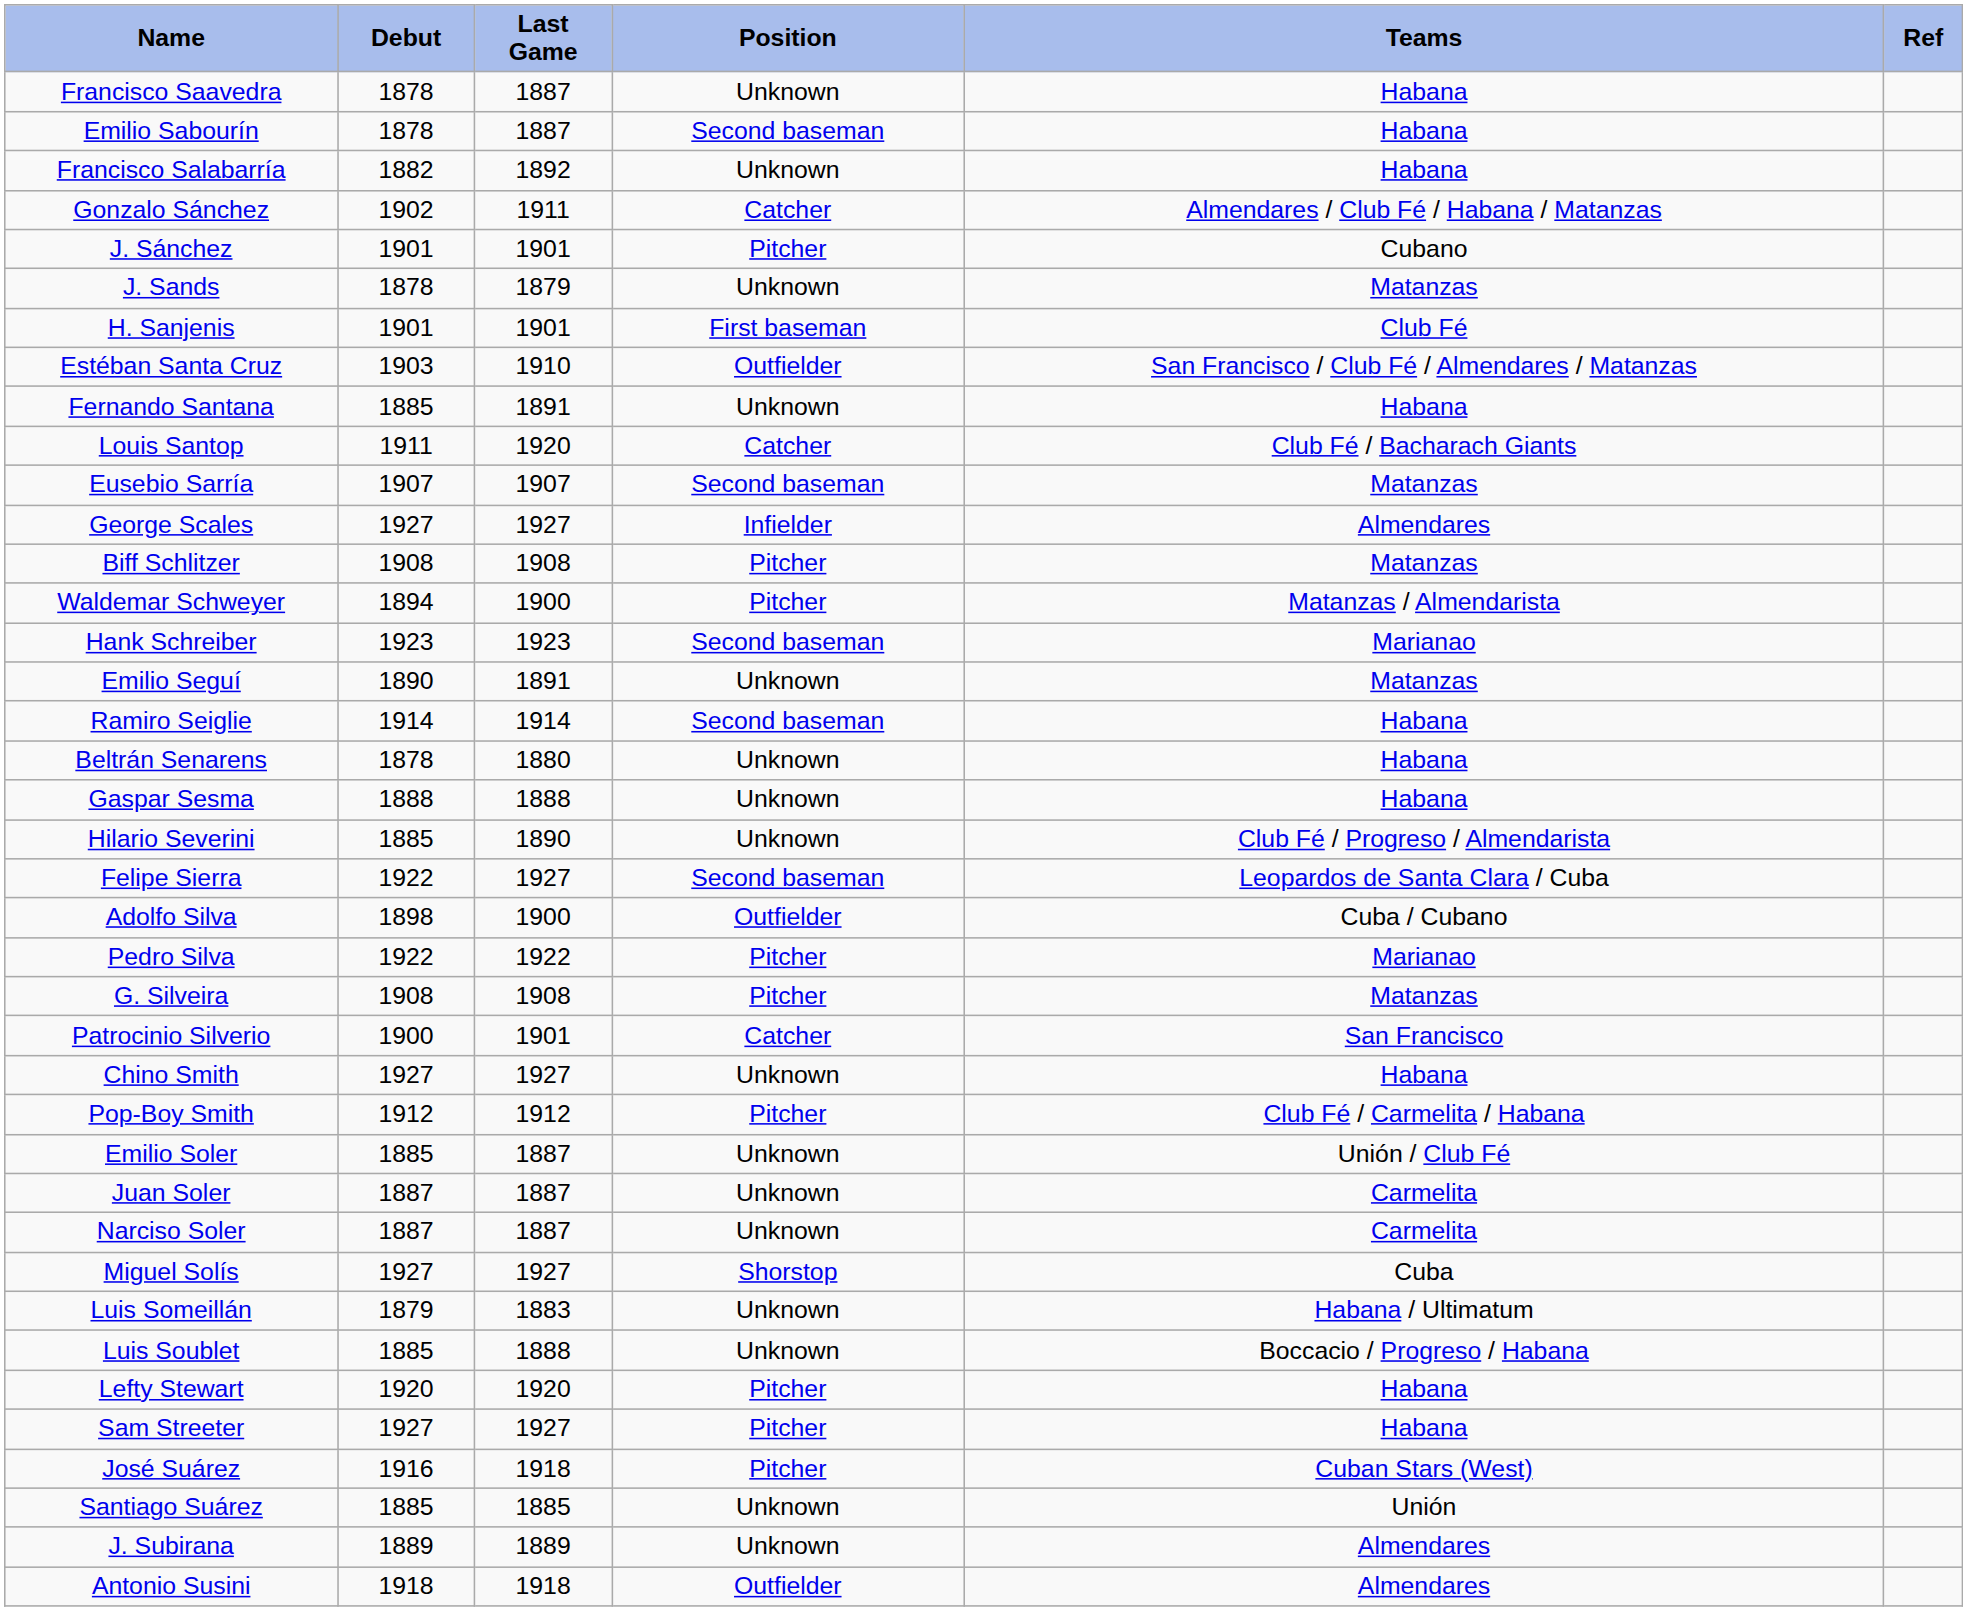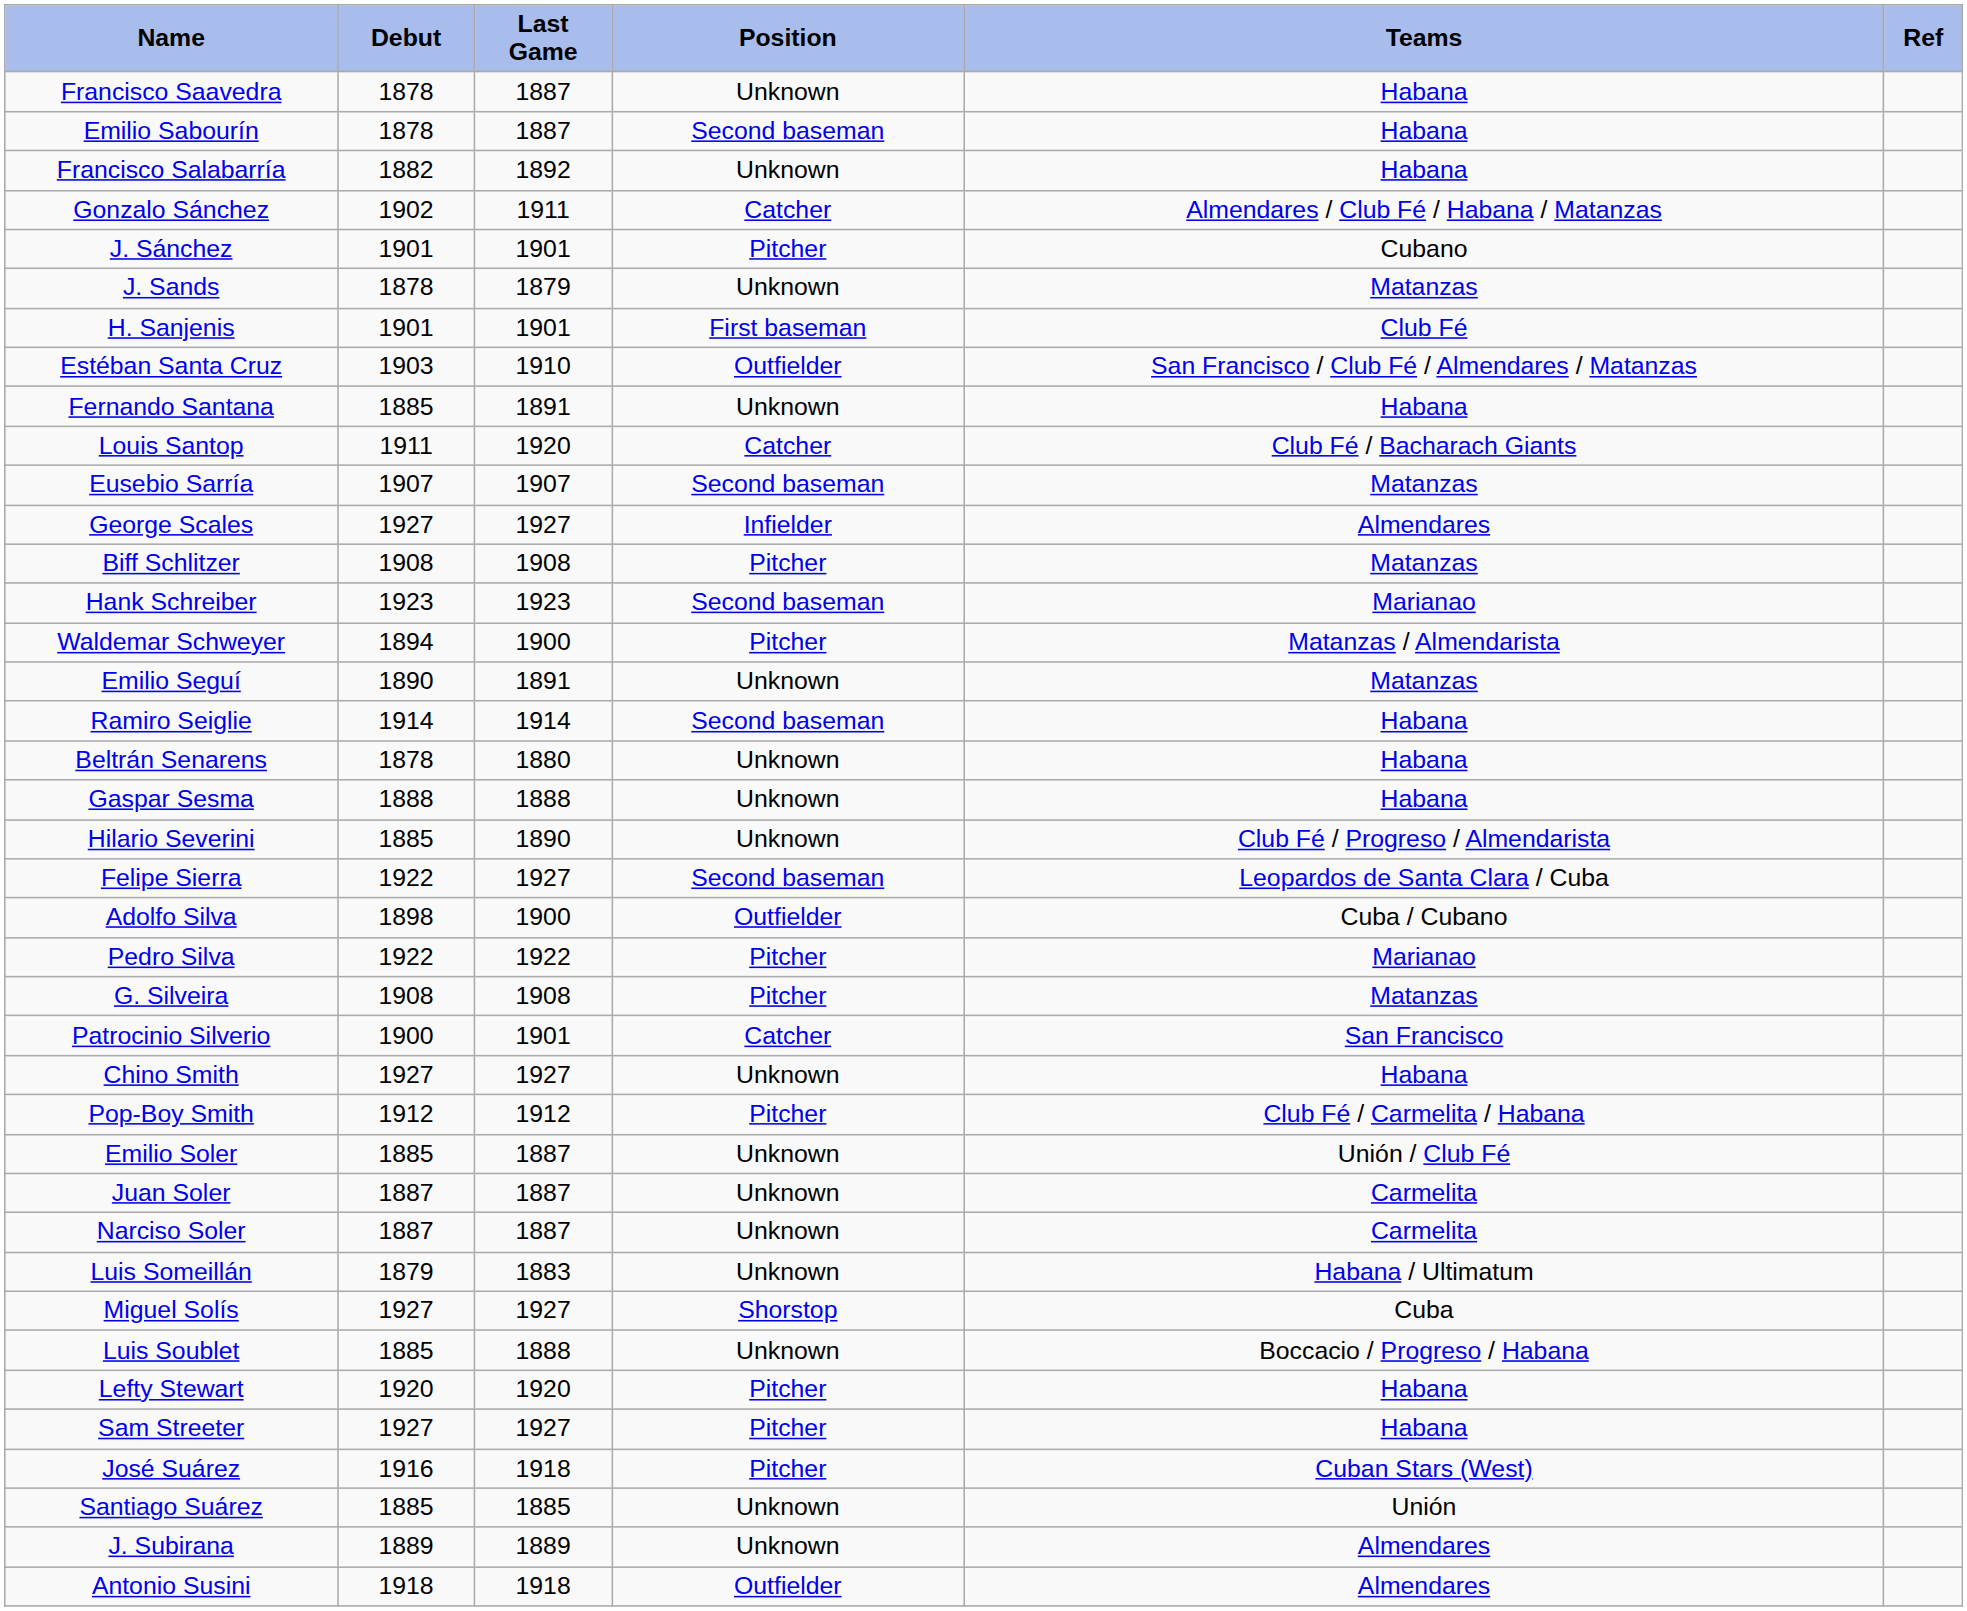rows swapped: (171, 642) <-> (171, 602)
rows swapped: (171, 1271) <-> (171, 1310)
